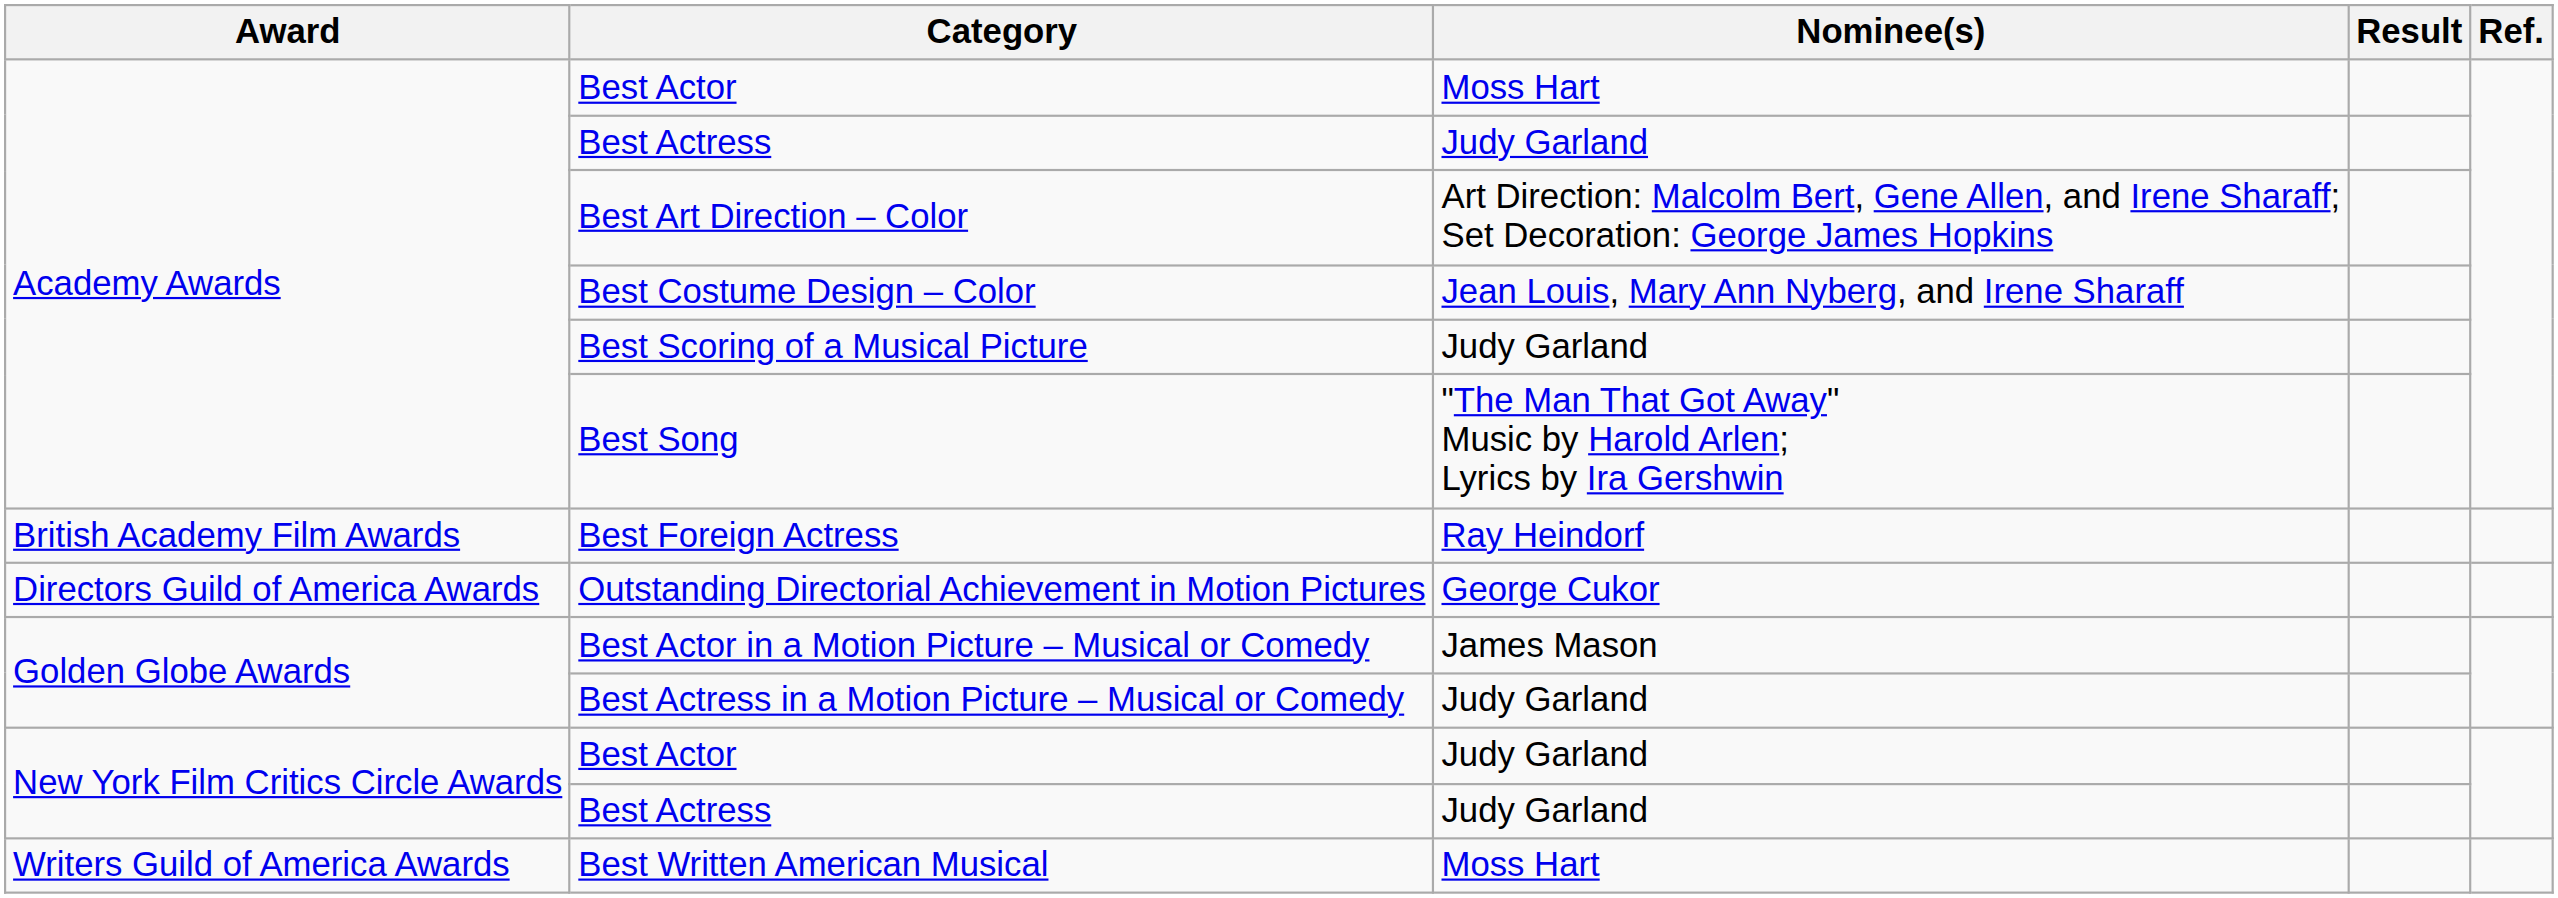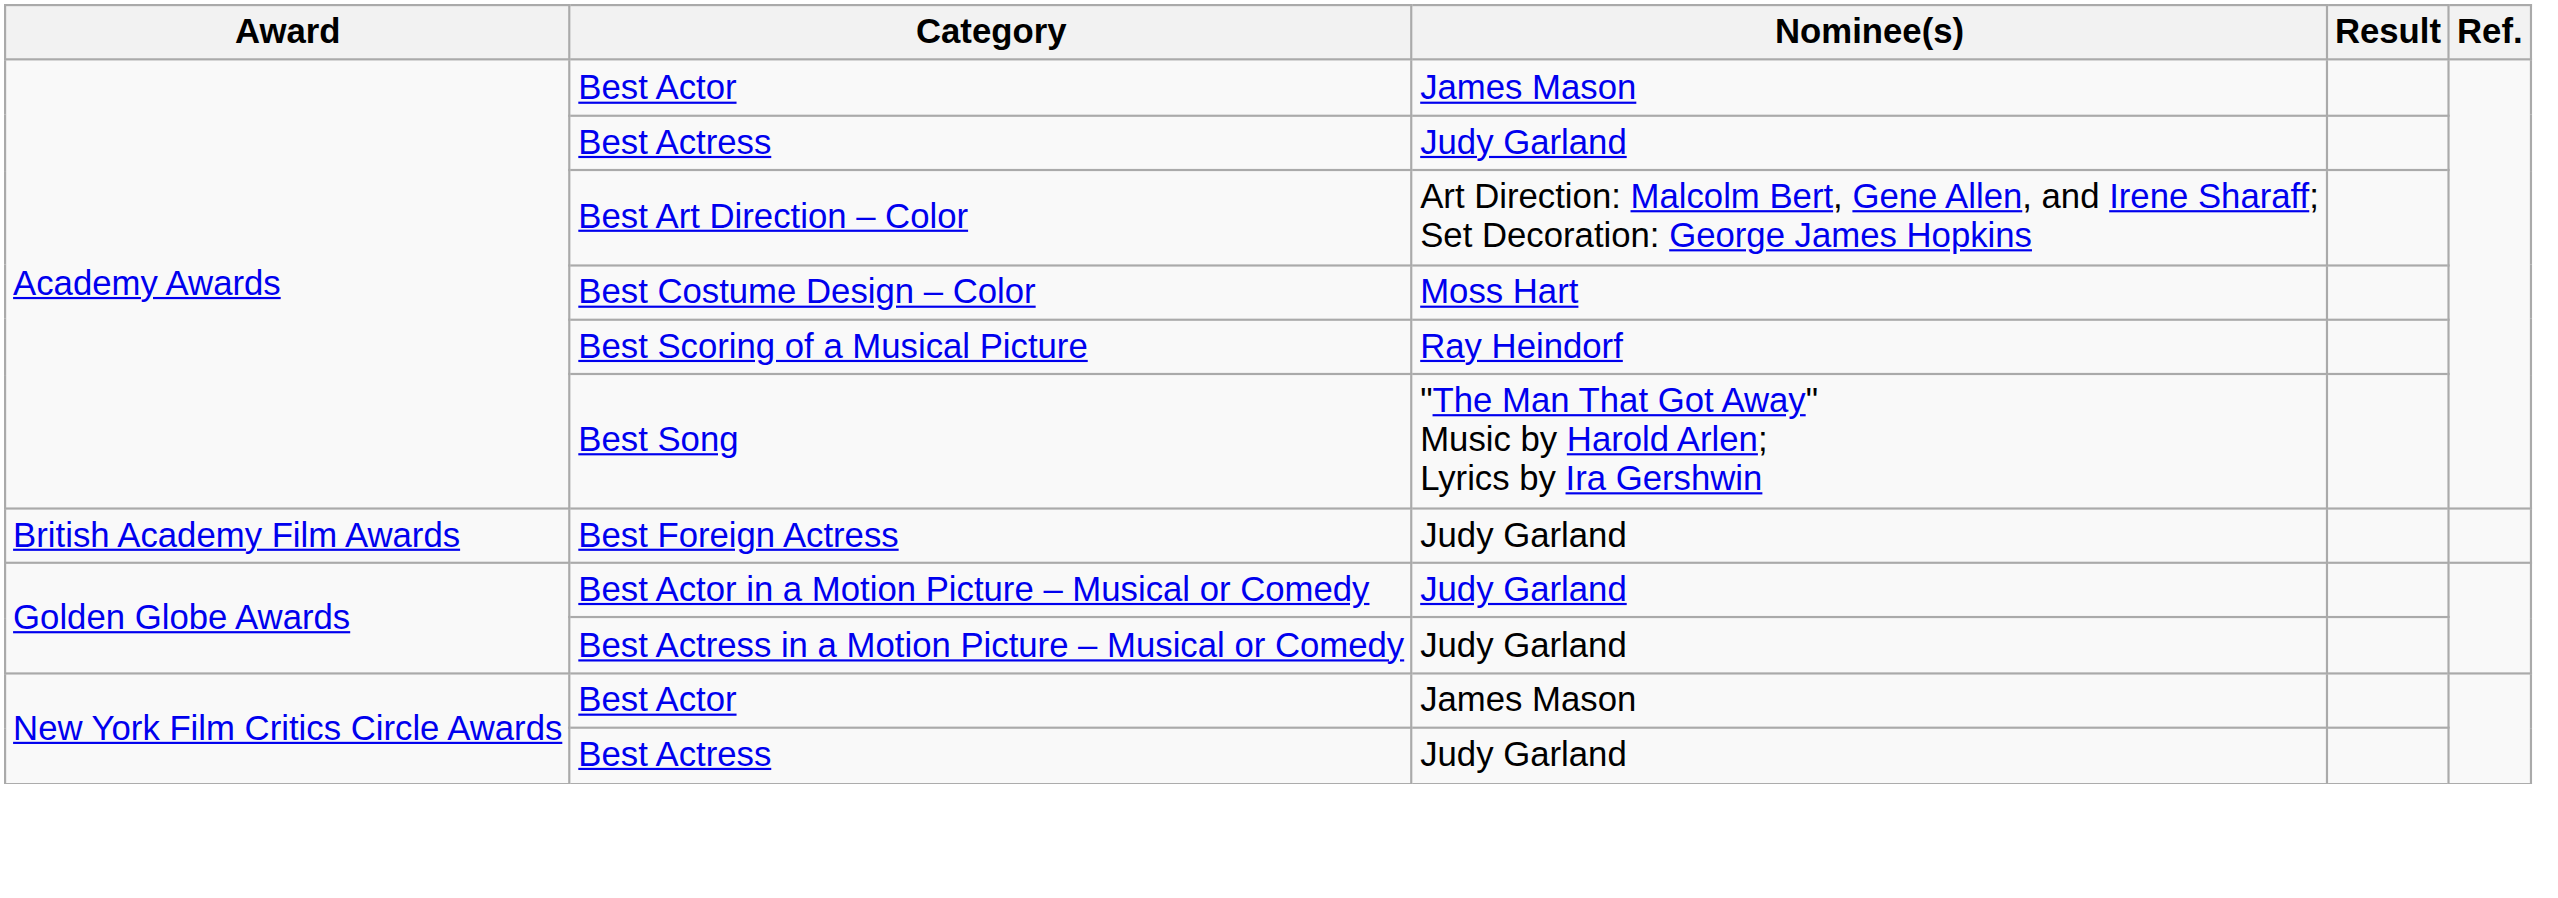(1521, 87) Moss Hart -> (1528, 87) James Mason
(1813, 291) Jean Louis, Mary Ann Nyberg, and Irene Sharaff -> (1499, 291) Moss Hart
(1545, 346) Judy Garland -> (1522, 346) Ray Heindorf
(1543, 534) Ray Heindorf -> (1523, 534) Judy Garland
- row: (276, 589)
(1550, 644) James Mason -> (1523, 589) Judy Garland
(1545, 754) Judy Garland -> (1528, 699) James Mason
- row: (261, 865)
